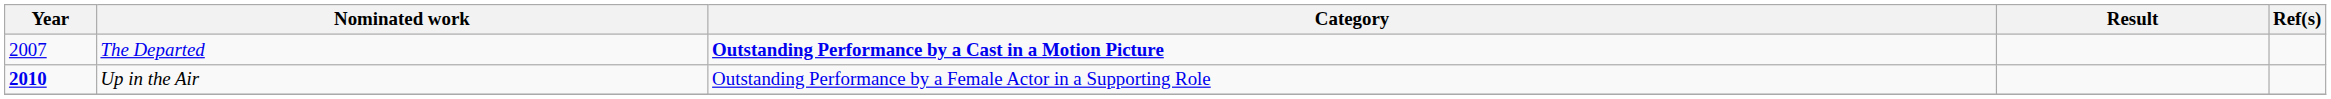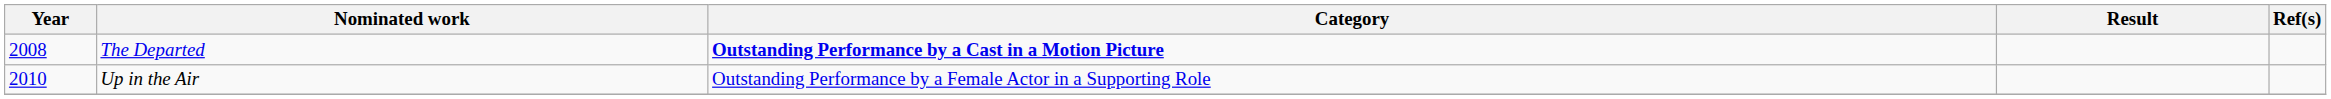(28, 49) 2007 -> (28, 49) 2008
(28, 79) bold -> (28, 79) normal
